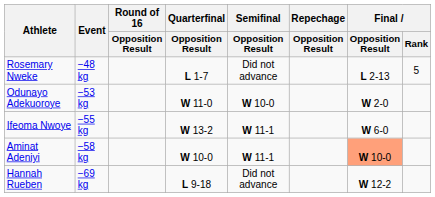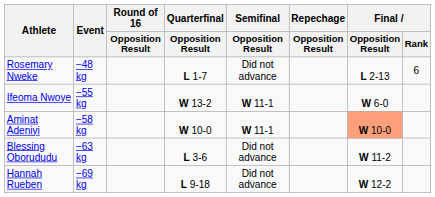(416, 71) 5 -> (416, 71) 6
- row: (34, 98)
+ row: (32, 152)
